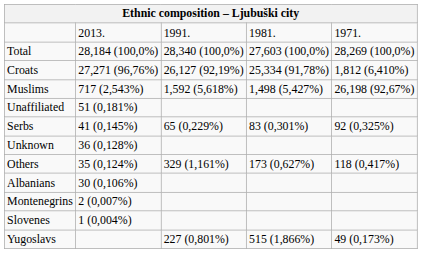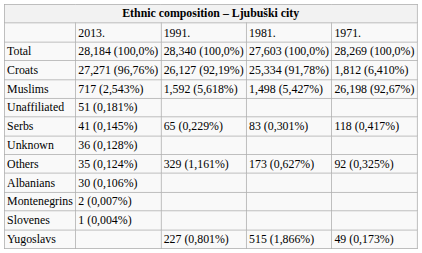(364, 126) 92 (0,325%) -> (367, 126) 118 (0,417%)
(367, 164) 118 (0,417%) -> (364, 164) 92 (0,325%)
